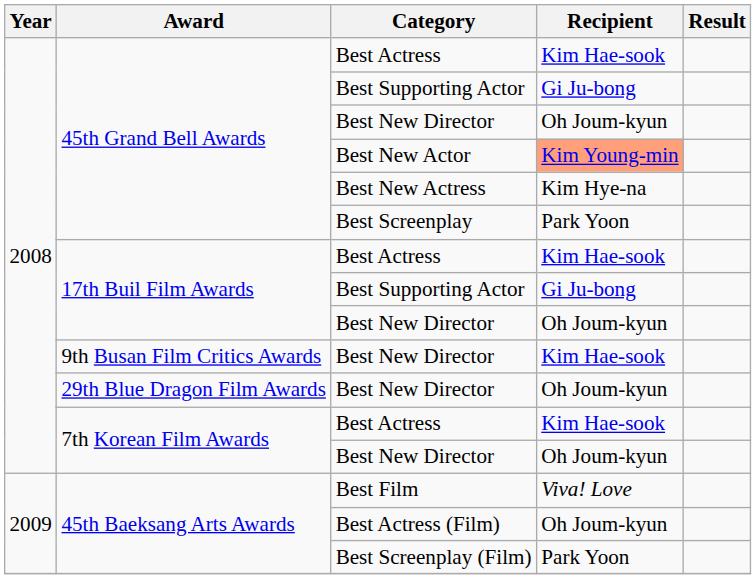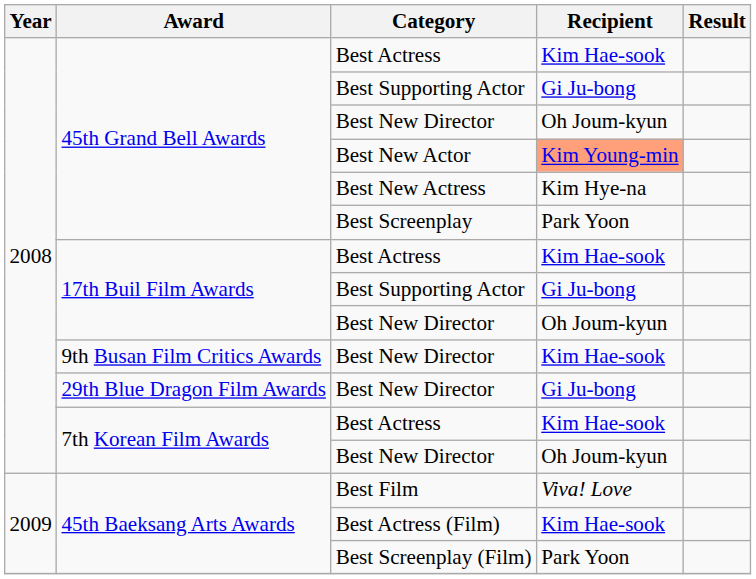(604, 389) Oh Joum-kyun -> (589, 389) Gi Ju-bong
(604, 523) Oh Joum-kyun -> (603, 523) Kim Hae-sook
